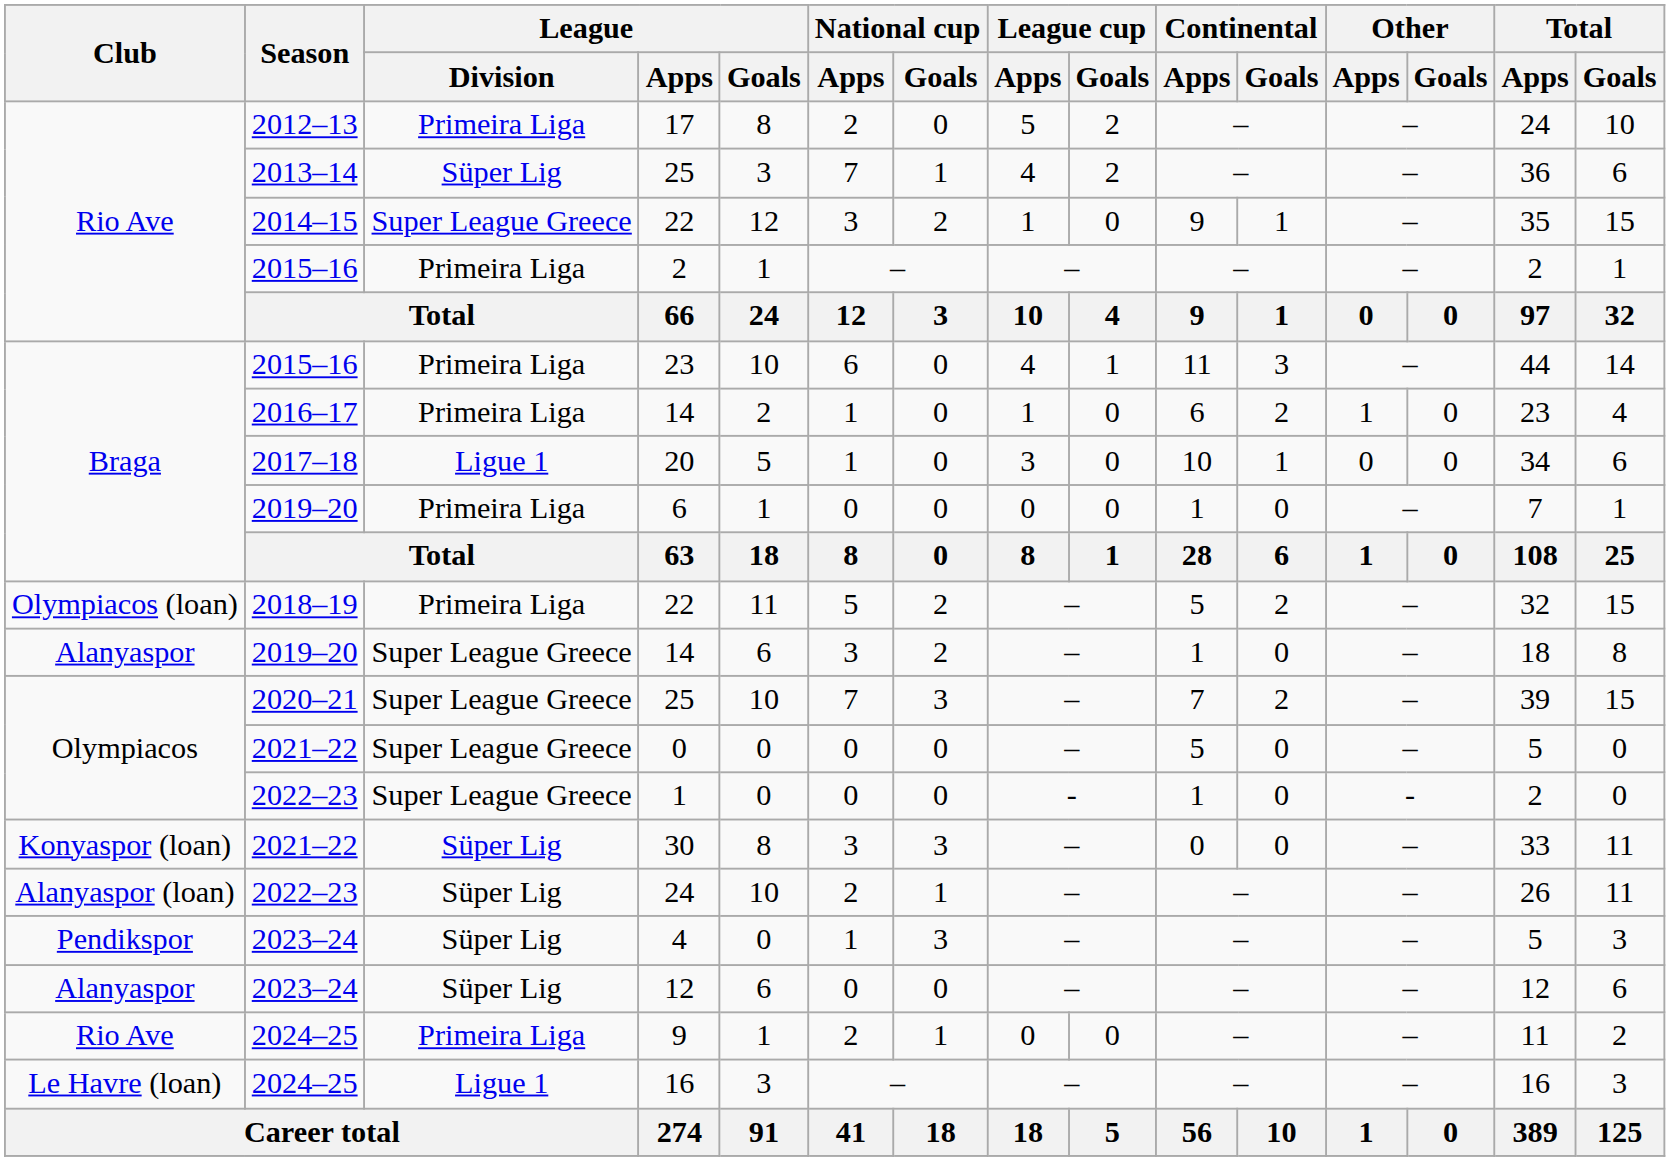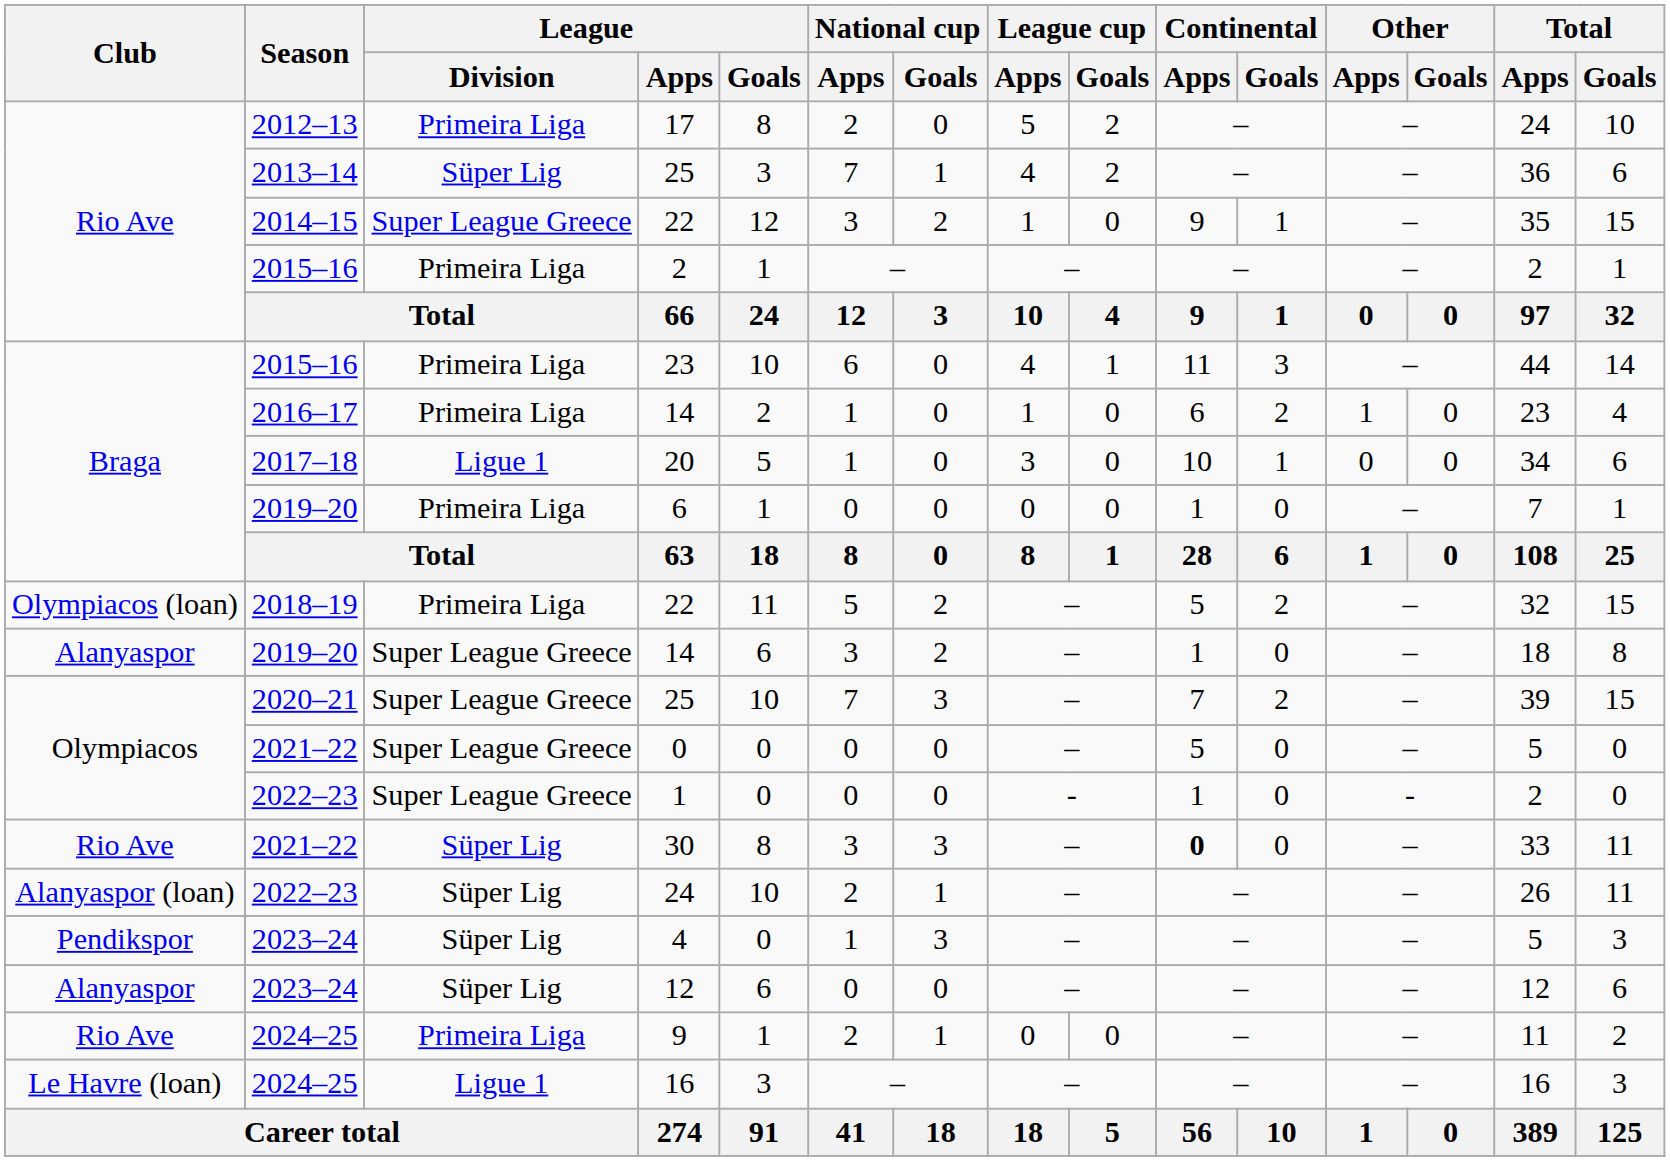(125, 843) Konyaspor (loan) -> (125, 843) Rio Ave
(1197, 843) normal -> (1197, 843) bold
